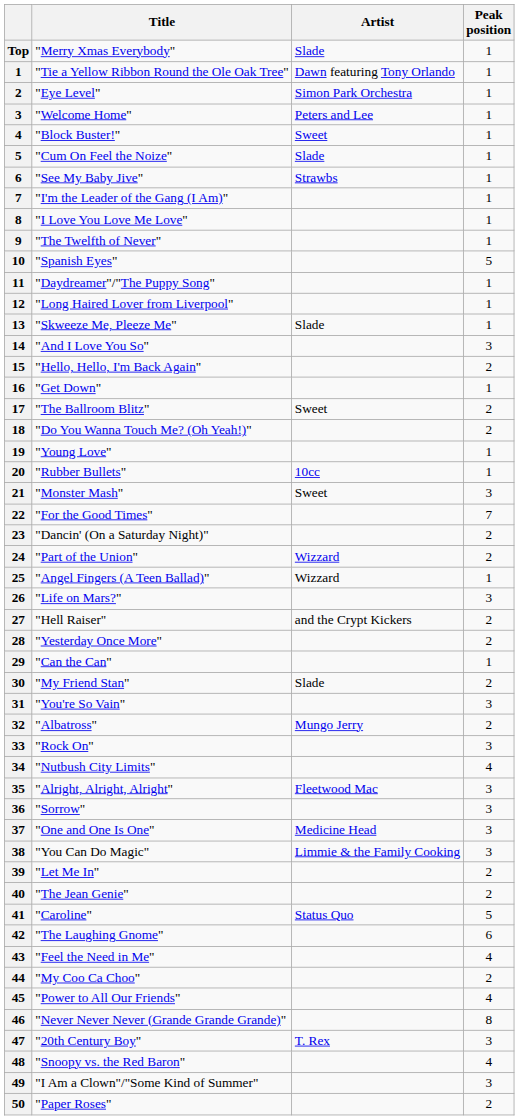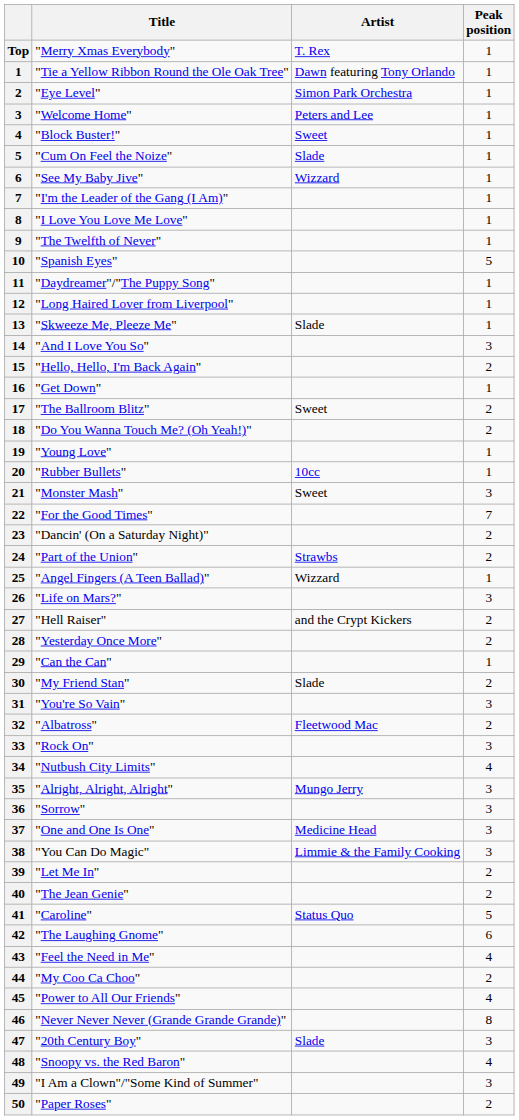(310, 51) Slade -> (312, 51) T. Rex
(316, 177) Strawbs -> (317, 177) Wizzard
(317, 556) Wizzard -> (316, 556) Strawbs
(329, 724) Mungo Jerry -> (336, 724) Fleetwood Mac
(336, 788) Fleetwood Mac -> (329, 788) Mungo Jerry
(312, 1040) T. Rex -> (310, 1040) Slade
